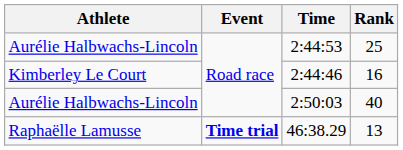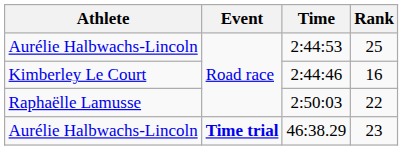(103, 102) Aurélie Halbwachs-Lincoln -> (75, 102) Raphaëlle Lamusse
(374, 102) 40 -> (374, 102) 22
(75, 131) Raphaëlle Lamusse -> (103, 131) Aurélie Halbwachs-Lincoln
(374, 131) 13 -> (374, 131) 23
